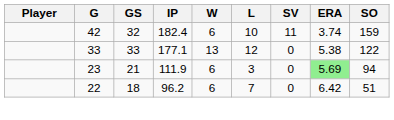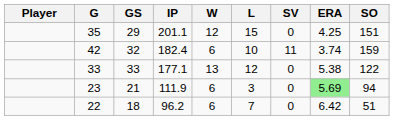+ row: (94, 32)
